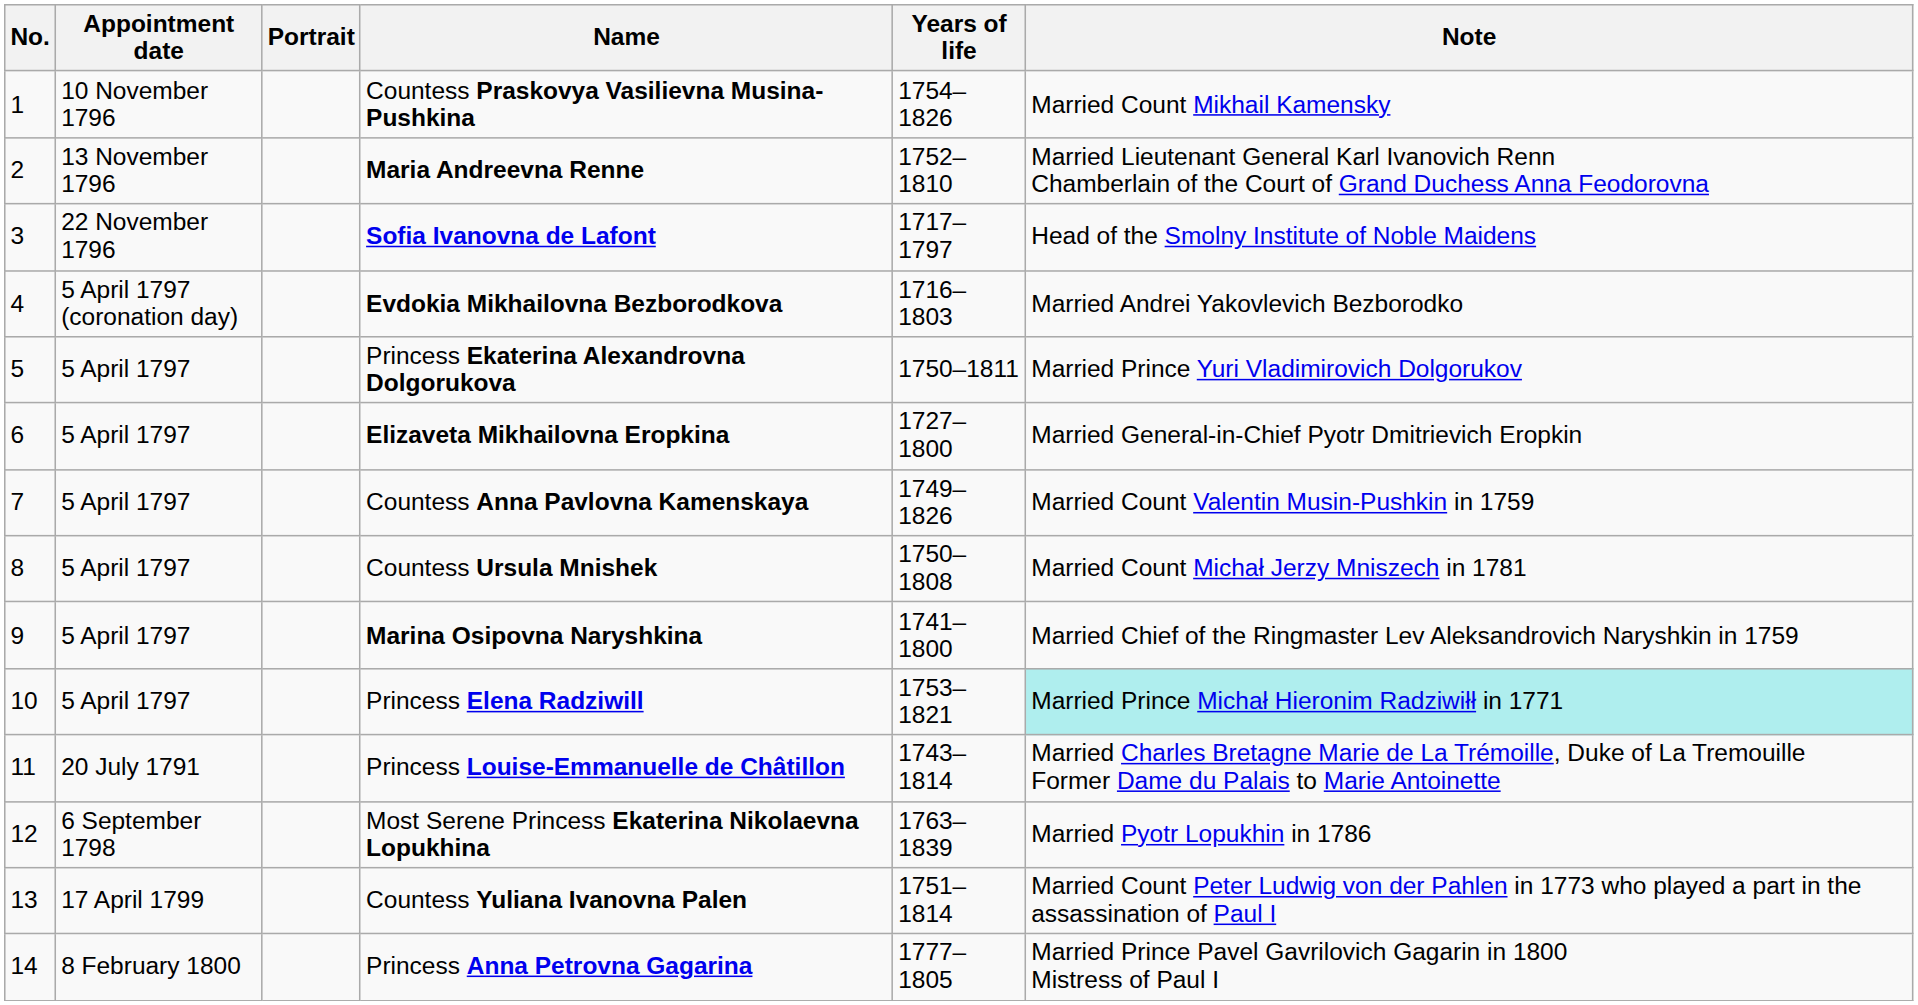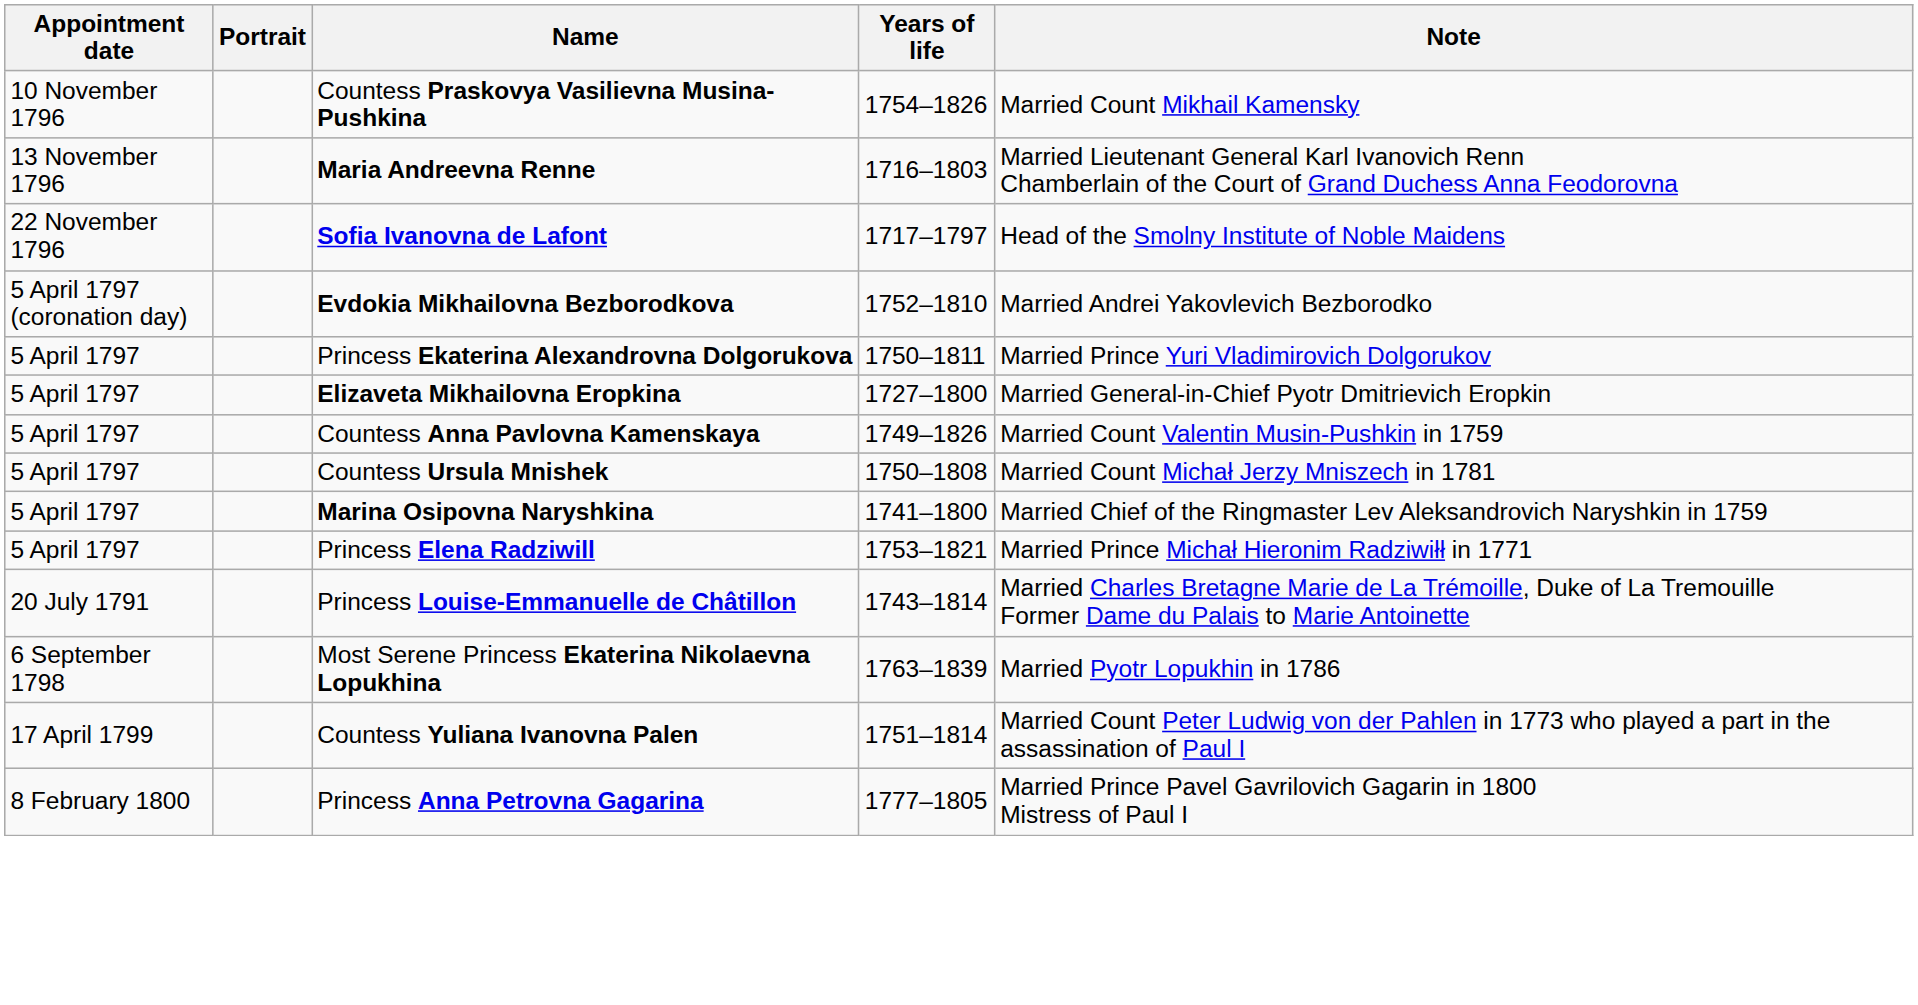- column: (30, 37)
(932, 170) 1752–1810 -> (926, 170) 1716–1803
(932, 303) 1716–1803 -> (926, 303) 1752–1810
(1297, 701) paleturquoise background -> (1266, 549) no background
